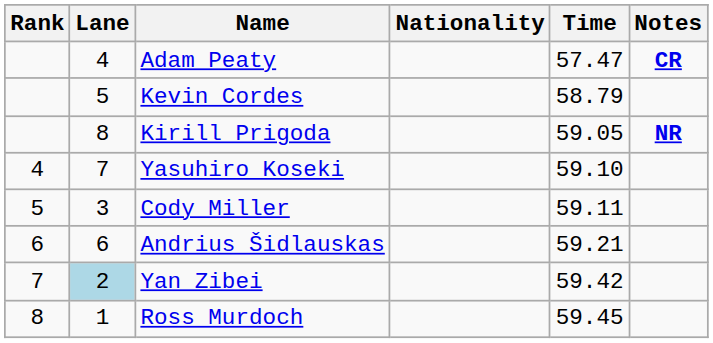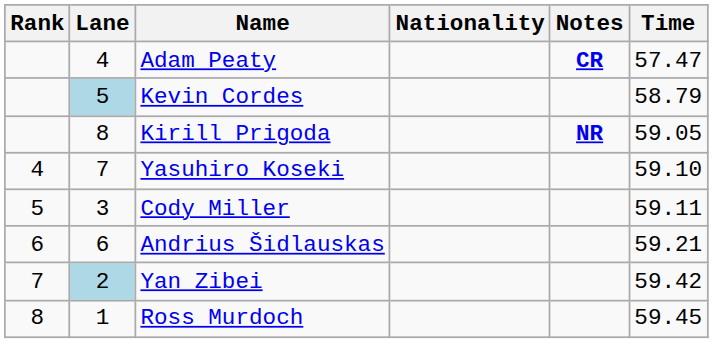columns swapped: (590, 23) <-> (668, 23)
(103, 97) no background -> (103, 97) lightblue background
